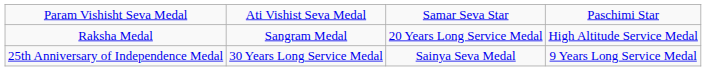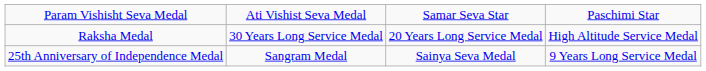(306, 35) Sangram Medal -> (306, 35) 30 Years Long Service Medal
(306, 55) 30 Years Long Service Medal -> (306, 55) Sangram Medal
